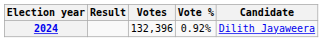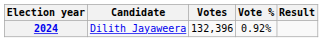columns swapped: (267, 13) <-> (108, 13)
